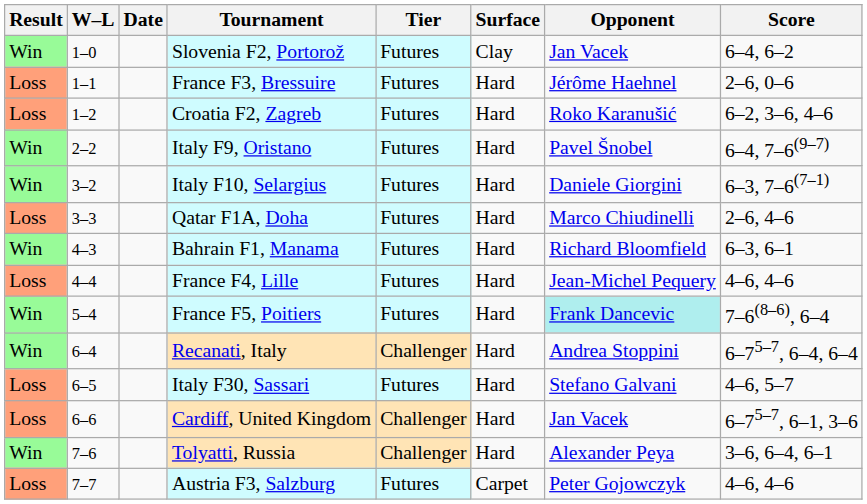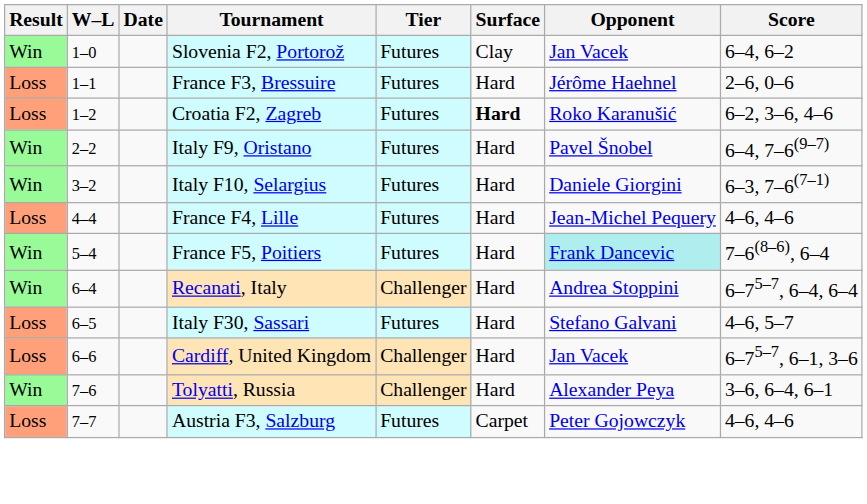(495, 113) normal -> (498, 113) bold
- row: (240, 218)
- row: (255, 249)
